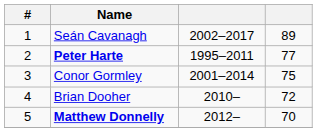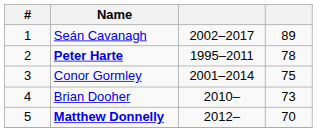(289, 55) 77 -> (289, 55) 78
(289, 96) 72 -> (289, 96) 73
